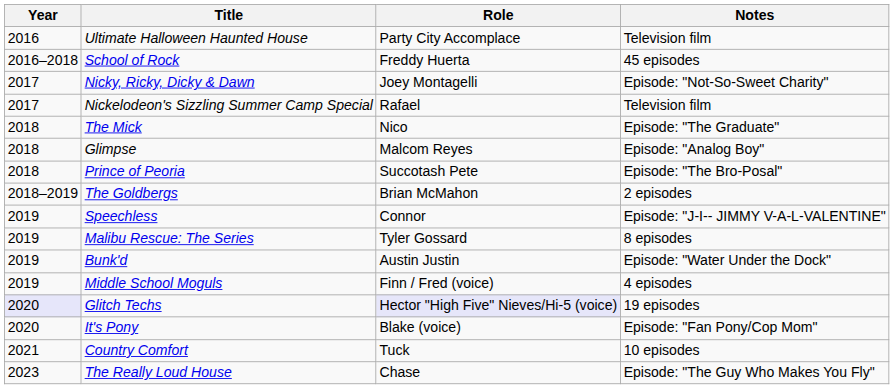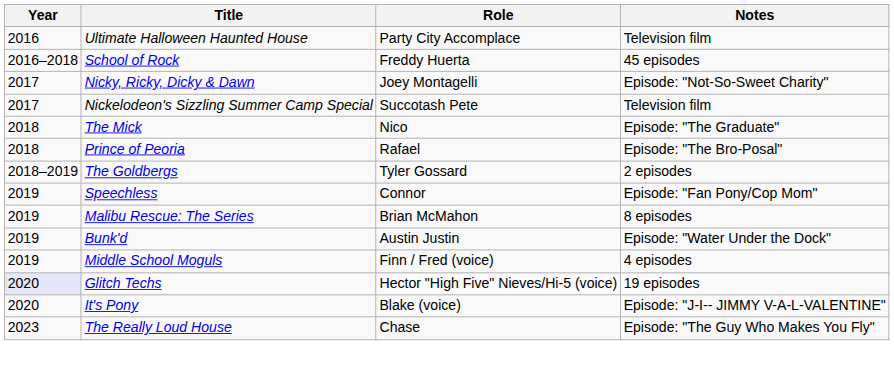(400, 104) Rafael -> (429, 104) Succotash Pete
- row: (110, 149)
(429, 171) Succotash Pete -> (400, 149) Rafael
(429, 194) Brian McMahon -> (423, 171) Tyler Gossard
(755, 216) Episode: "J-I-- JIMMY V-A-L-VALENTINE" -> (721, 194) Episode: "Fan Pony/Cop Mom"
(423, 238) Tyler Gossard -> (429, 216) Brian McMahon
(498, 305) lavender background -> (498, 283) no background
(721, 328) Episode: "Fan Pony/Cop Mom" -> (755, 305) Episode: "J-I-- JIMMY V-A-L-VALENTINE"
- row: (136, 350)
